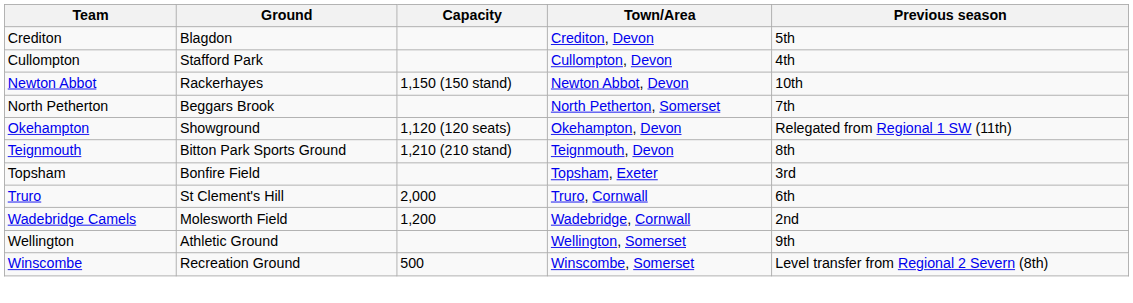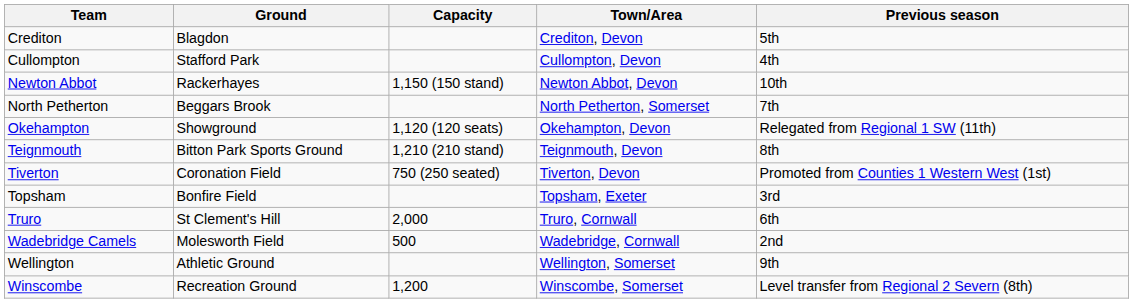+ row: (33, 173)
(418, 219) 1,200 -> (404, 241) 500
(412, 264) 500 -> (410, 286) 1,200
